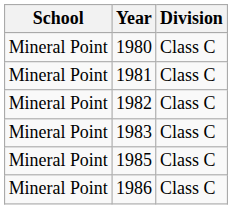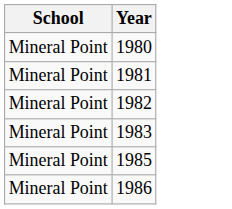- column: (191, 18)
